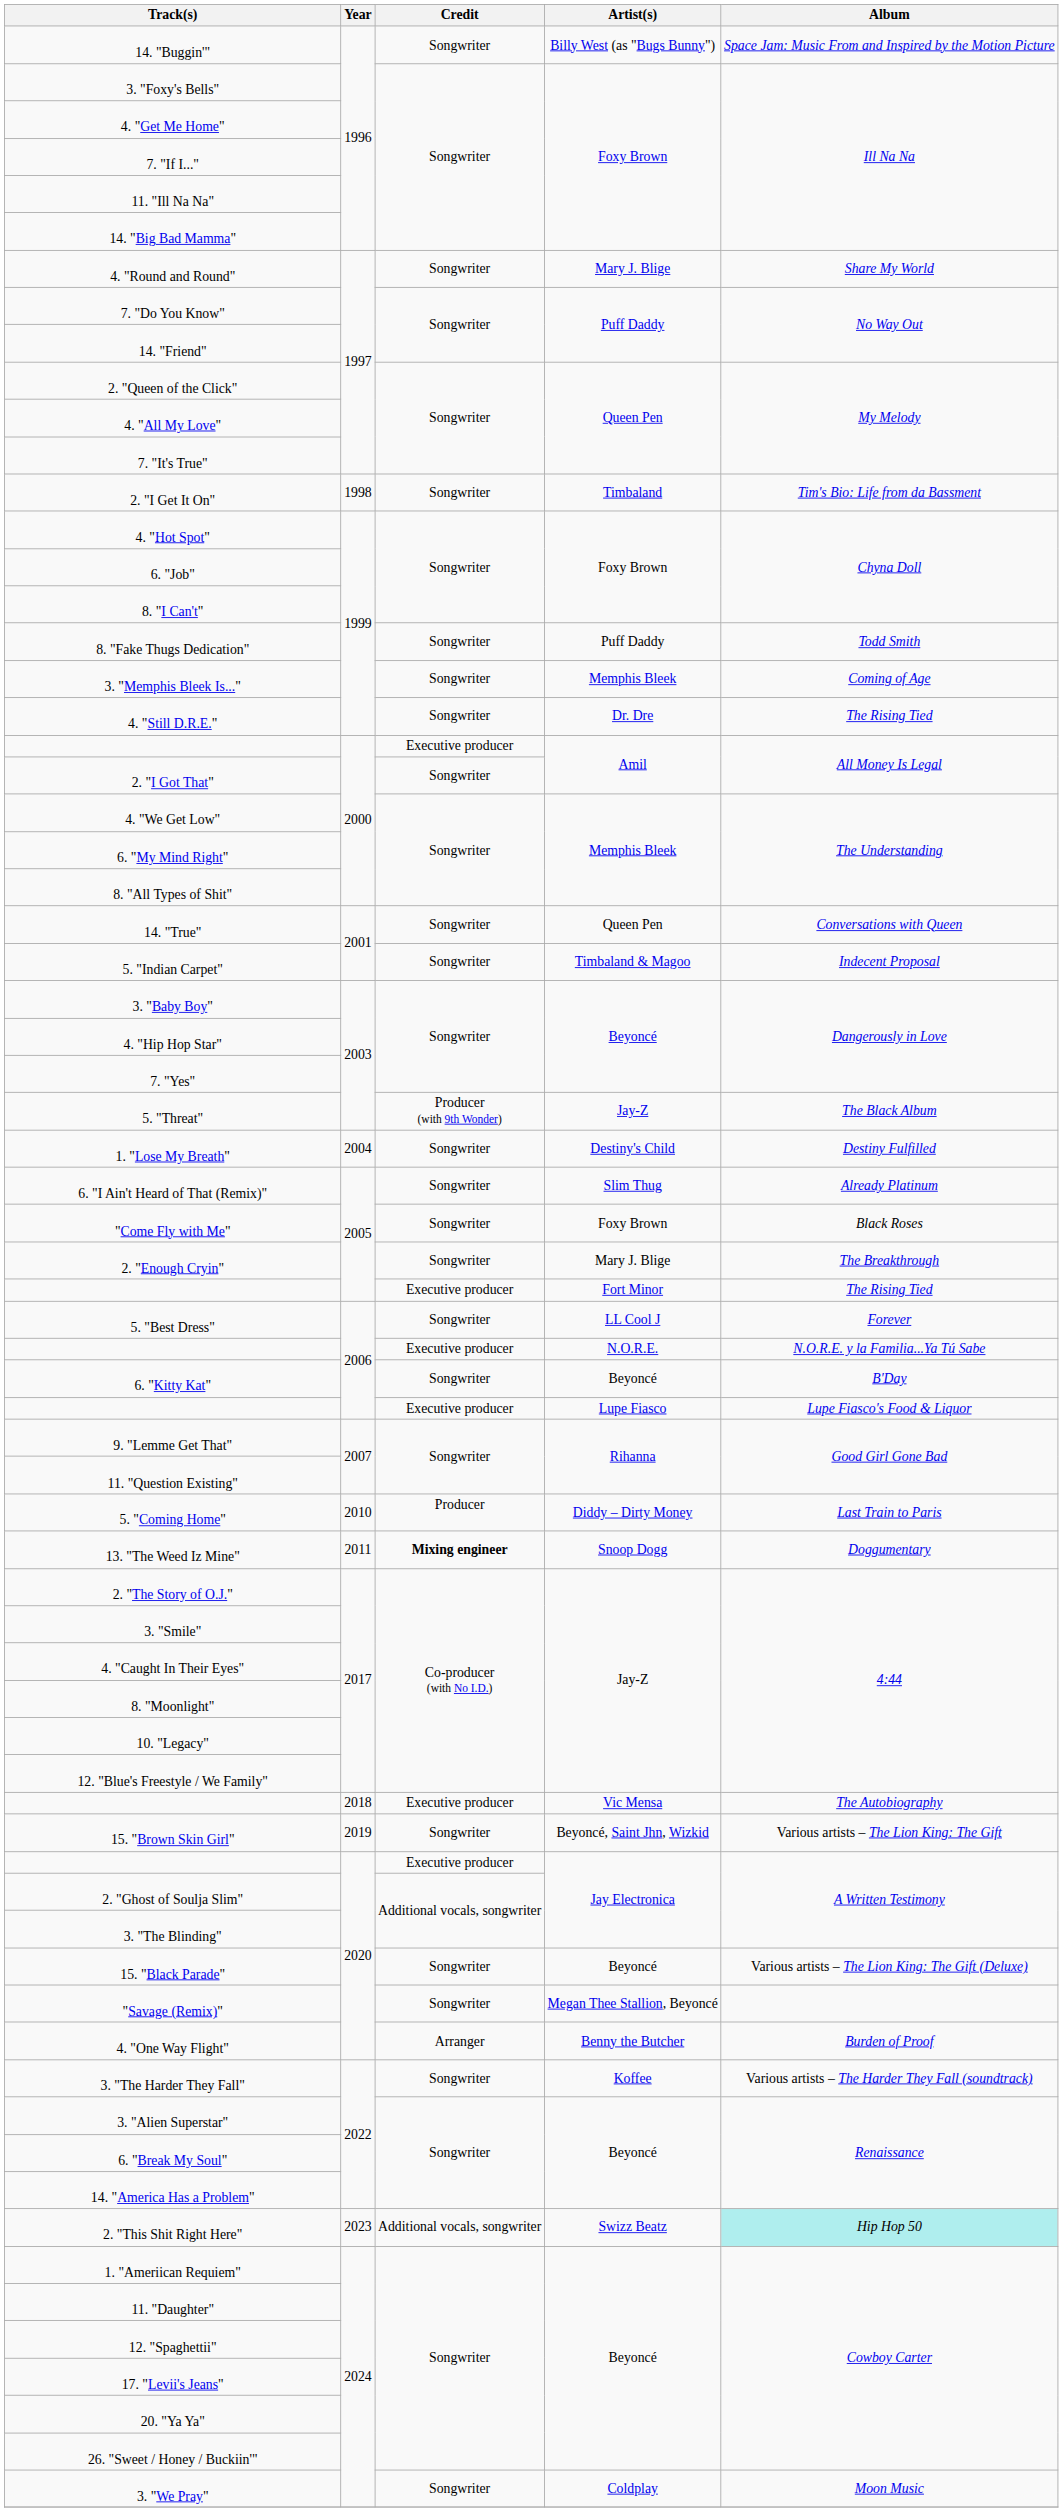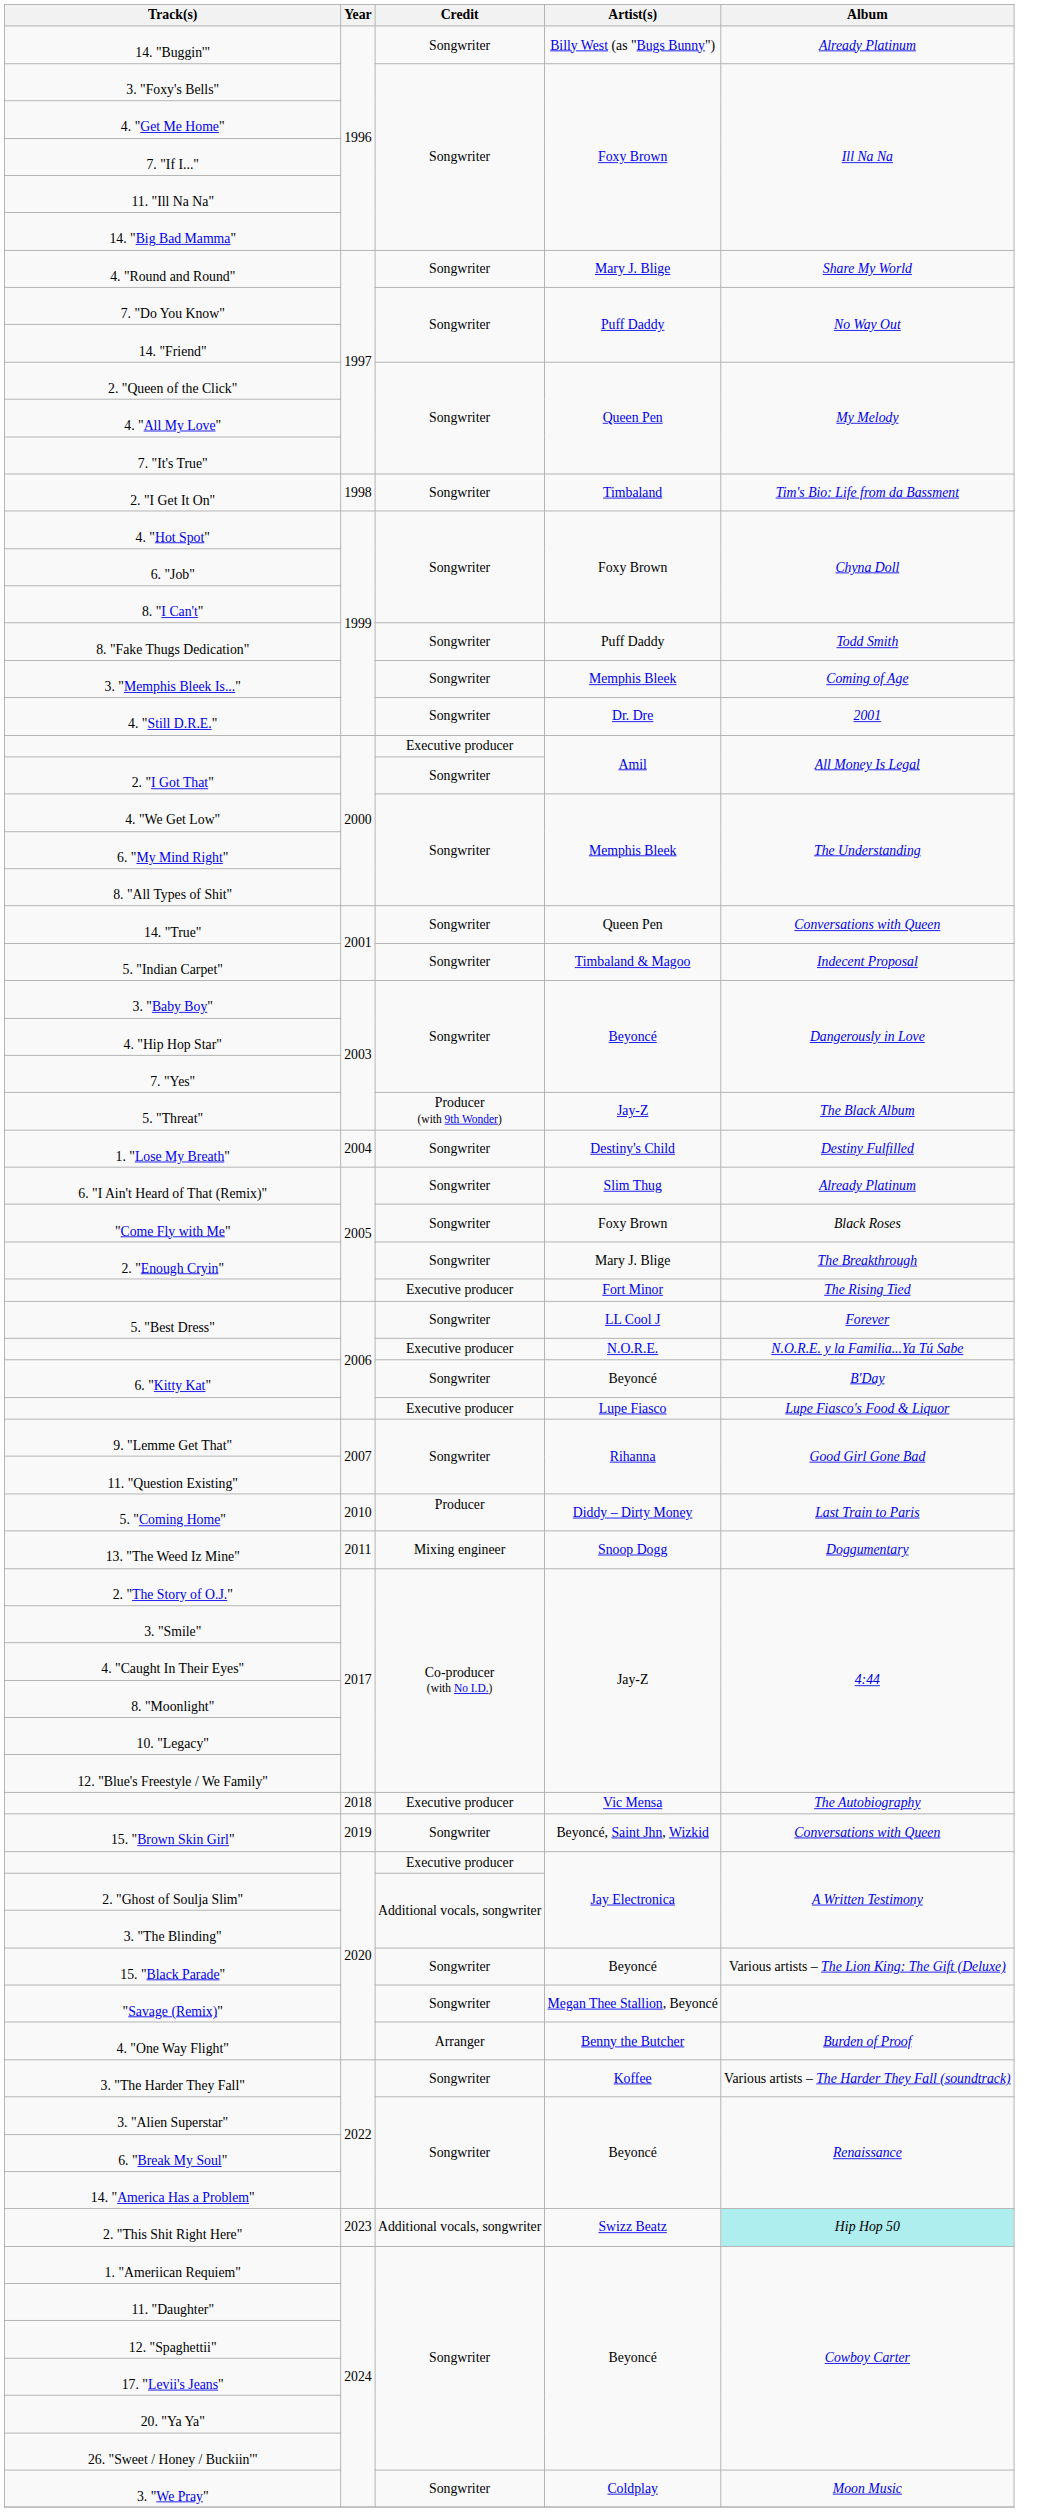(889, 44) Space Jam: Music From and Inspired by the Motion Picture -> (867, 44) Already Platinum
(889, 716) The Rising Tied -> (867, 716) 2001
(460, 1549) bold -> (460, 1549) normal
(889, 1832) Various artists – The Lion King: The Gift -> (867, 1832) Conversations with Queen
